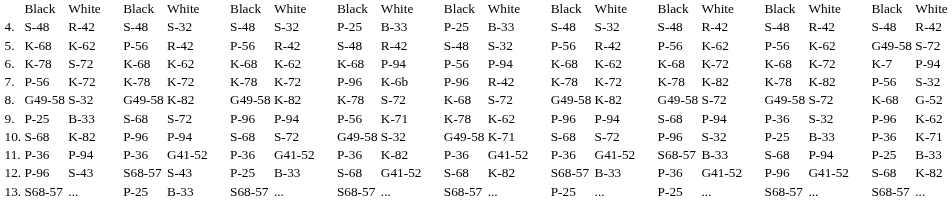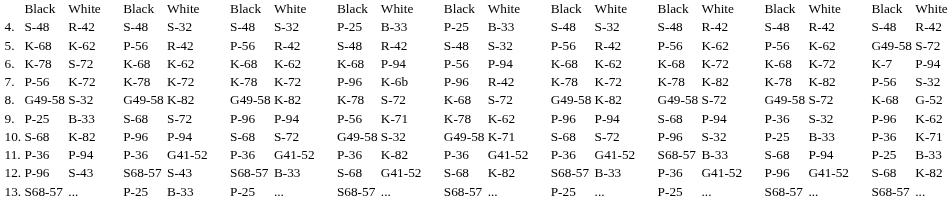(243, 173) P-25 -> (249, 173) S68-57
(249, 191) S68-57 -> (243, 191) P-25
